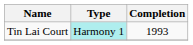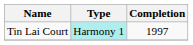(157, 31) 1993 -> (157, 31) 1997
